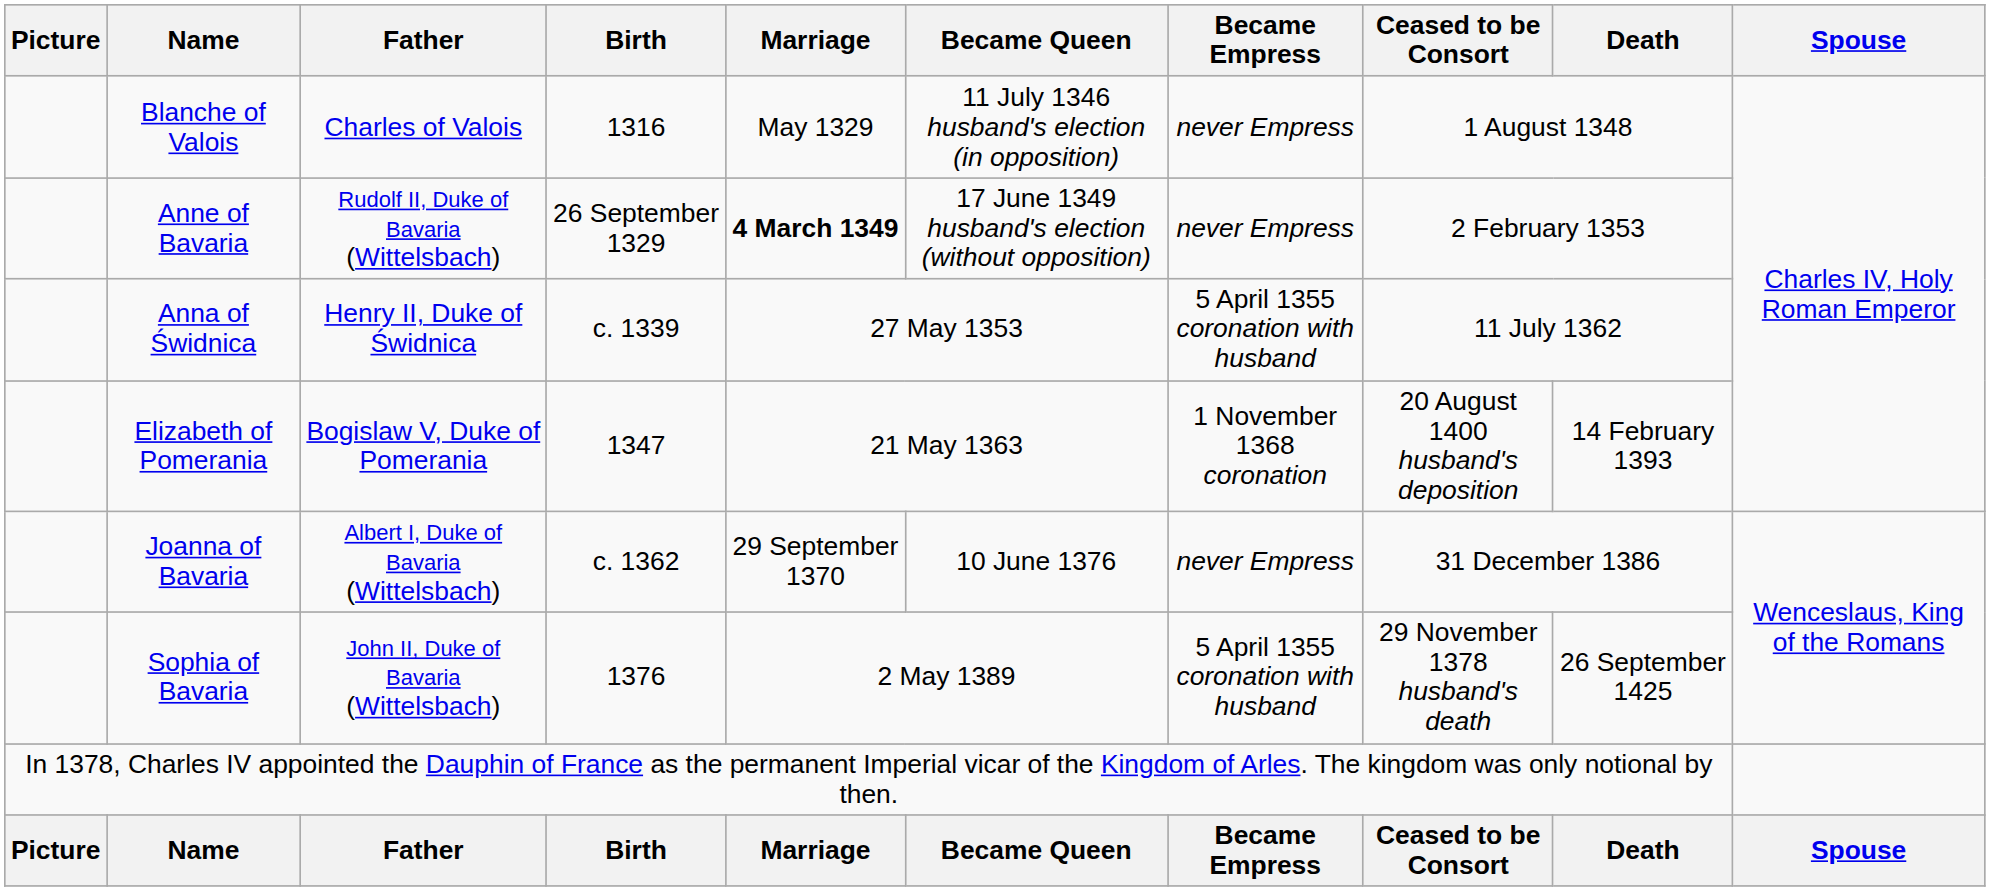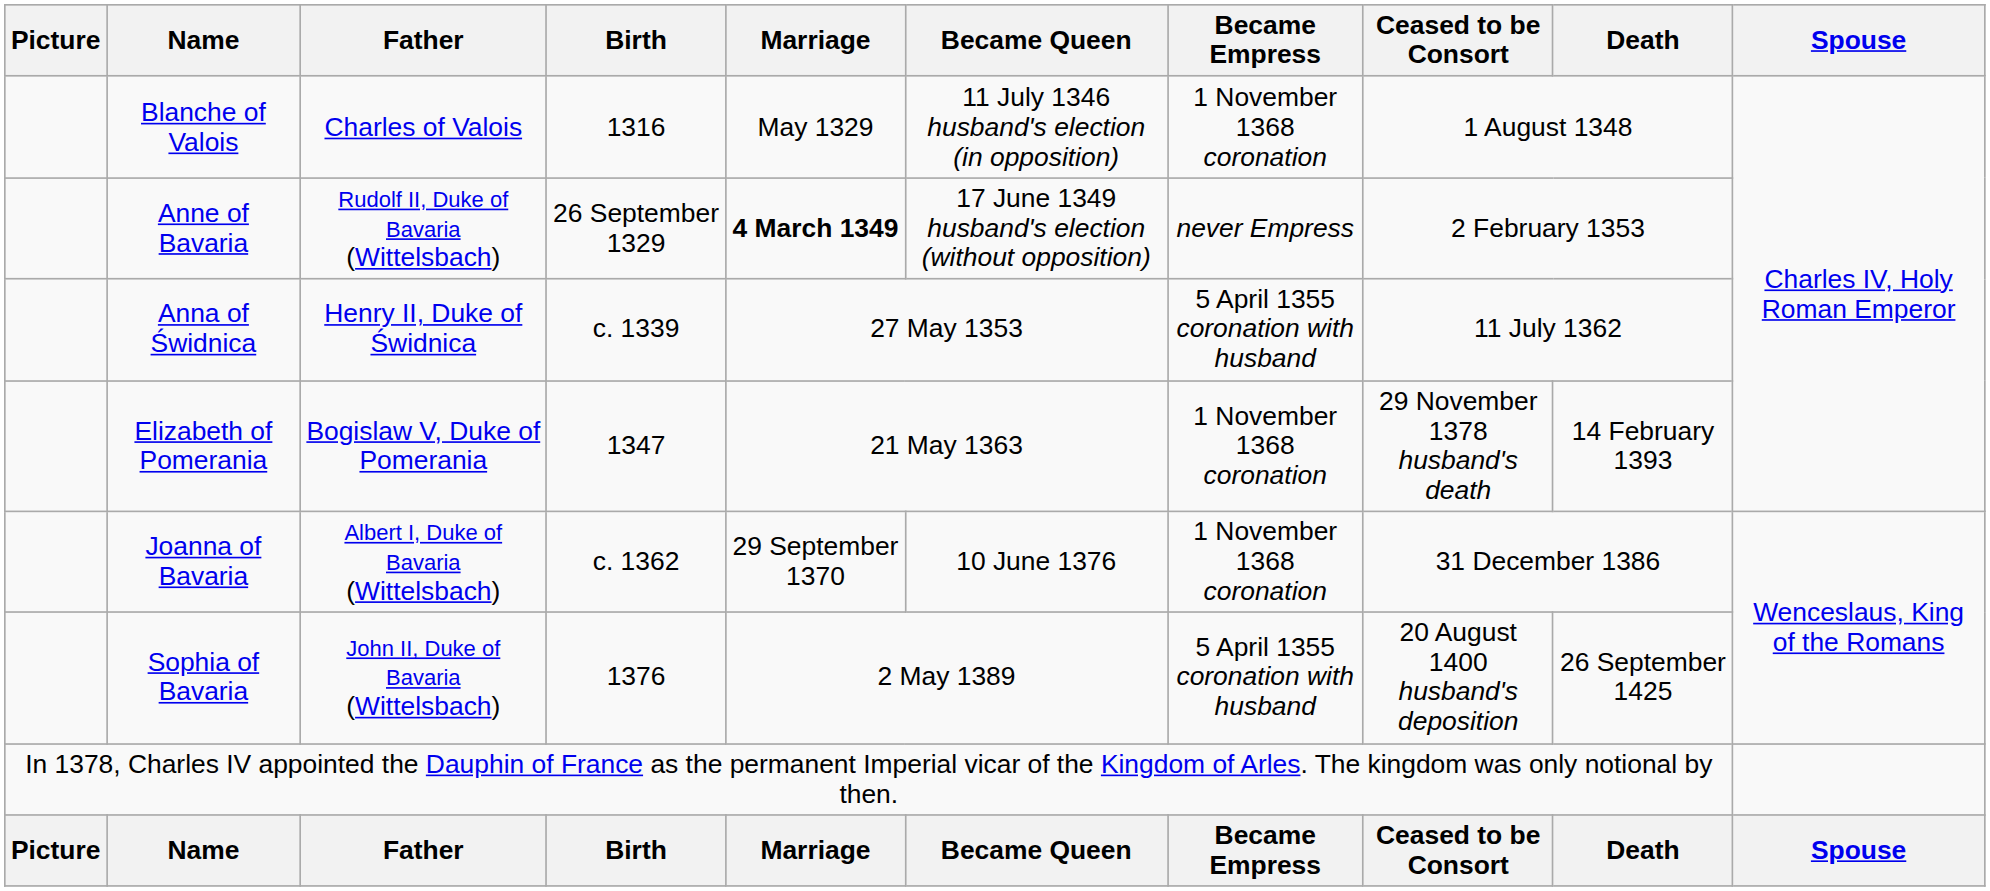(1265, 126) never Empress -> (1265, 126) 1 November 1368 coronation
(1458, 445) 20 August 1400 husband's deposition -> (1458, 445) 29 November 1378 husband's death
(1265, 561) never Empress -> (1265, 561) 1 November 1368 coronation
(1458, 677) 29 November 1378 husband's death -> (1458, 677) 20 August 1400 husband's deposition
